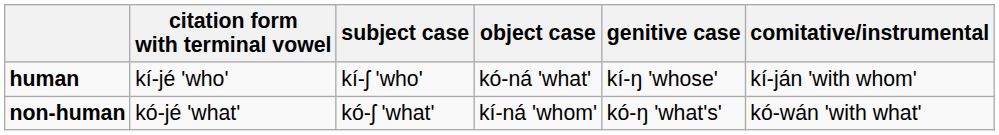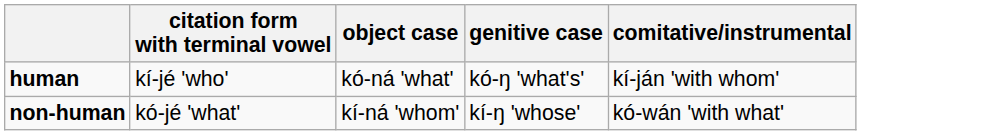- column: (405, 33)
(662, 79) kí-ŋ 'whose' -> (527, 79) kó-ŋ 'what's'
(664, 112) kó-ŋ 'what's' -> (525, 112) kí-ŋ 'whose'
